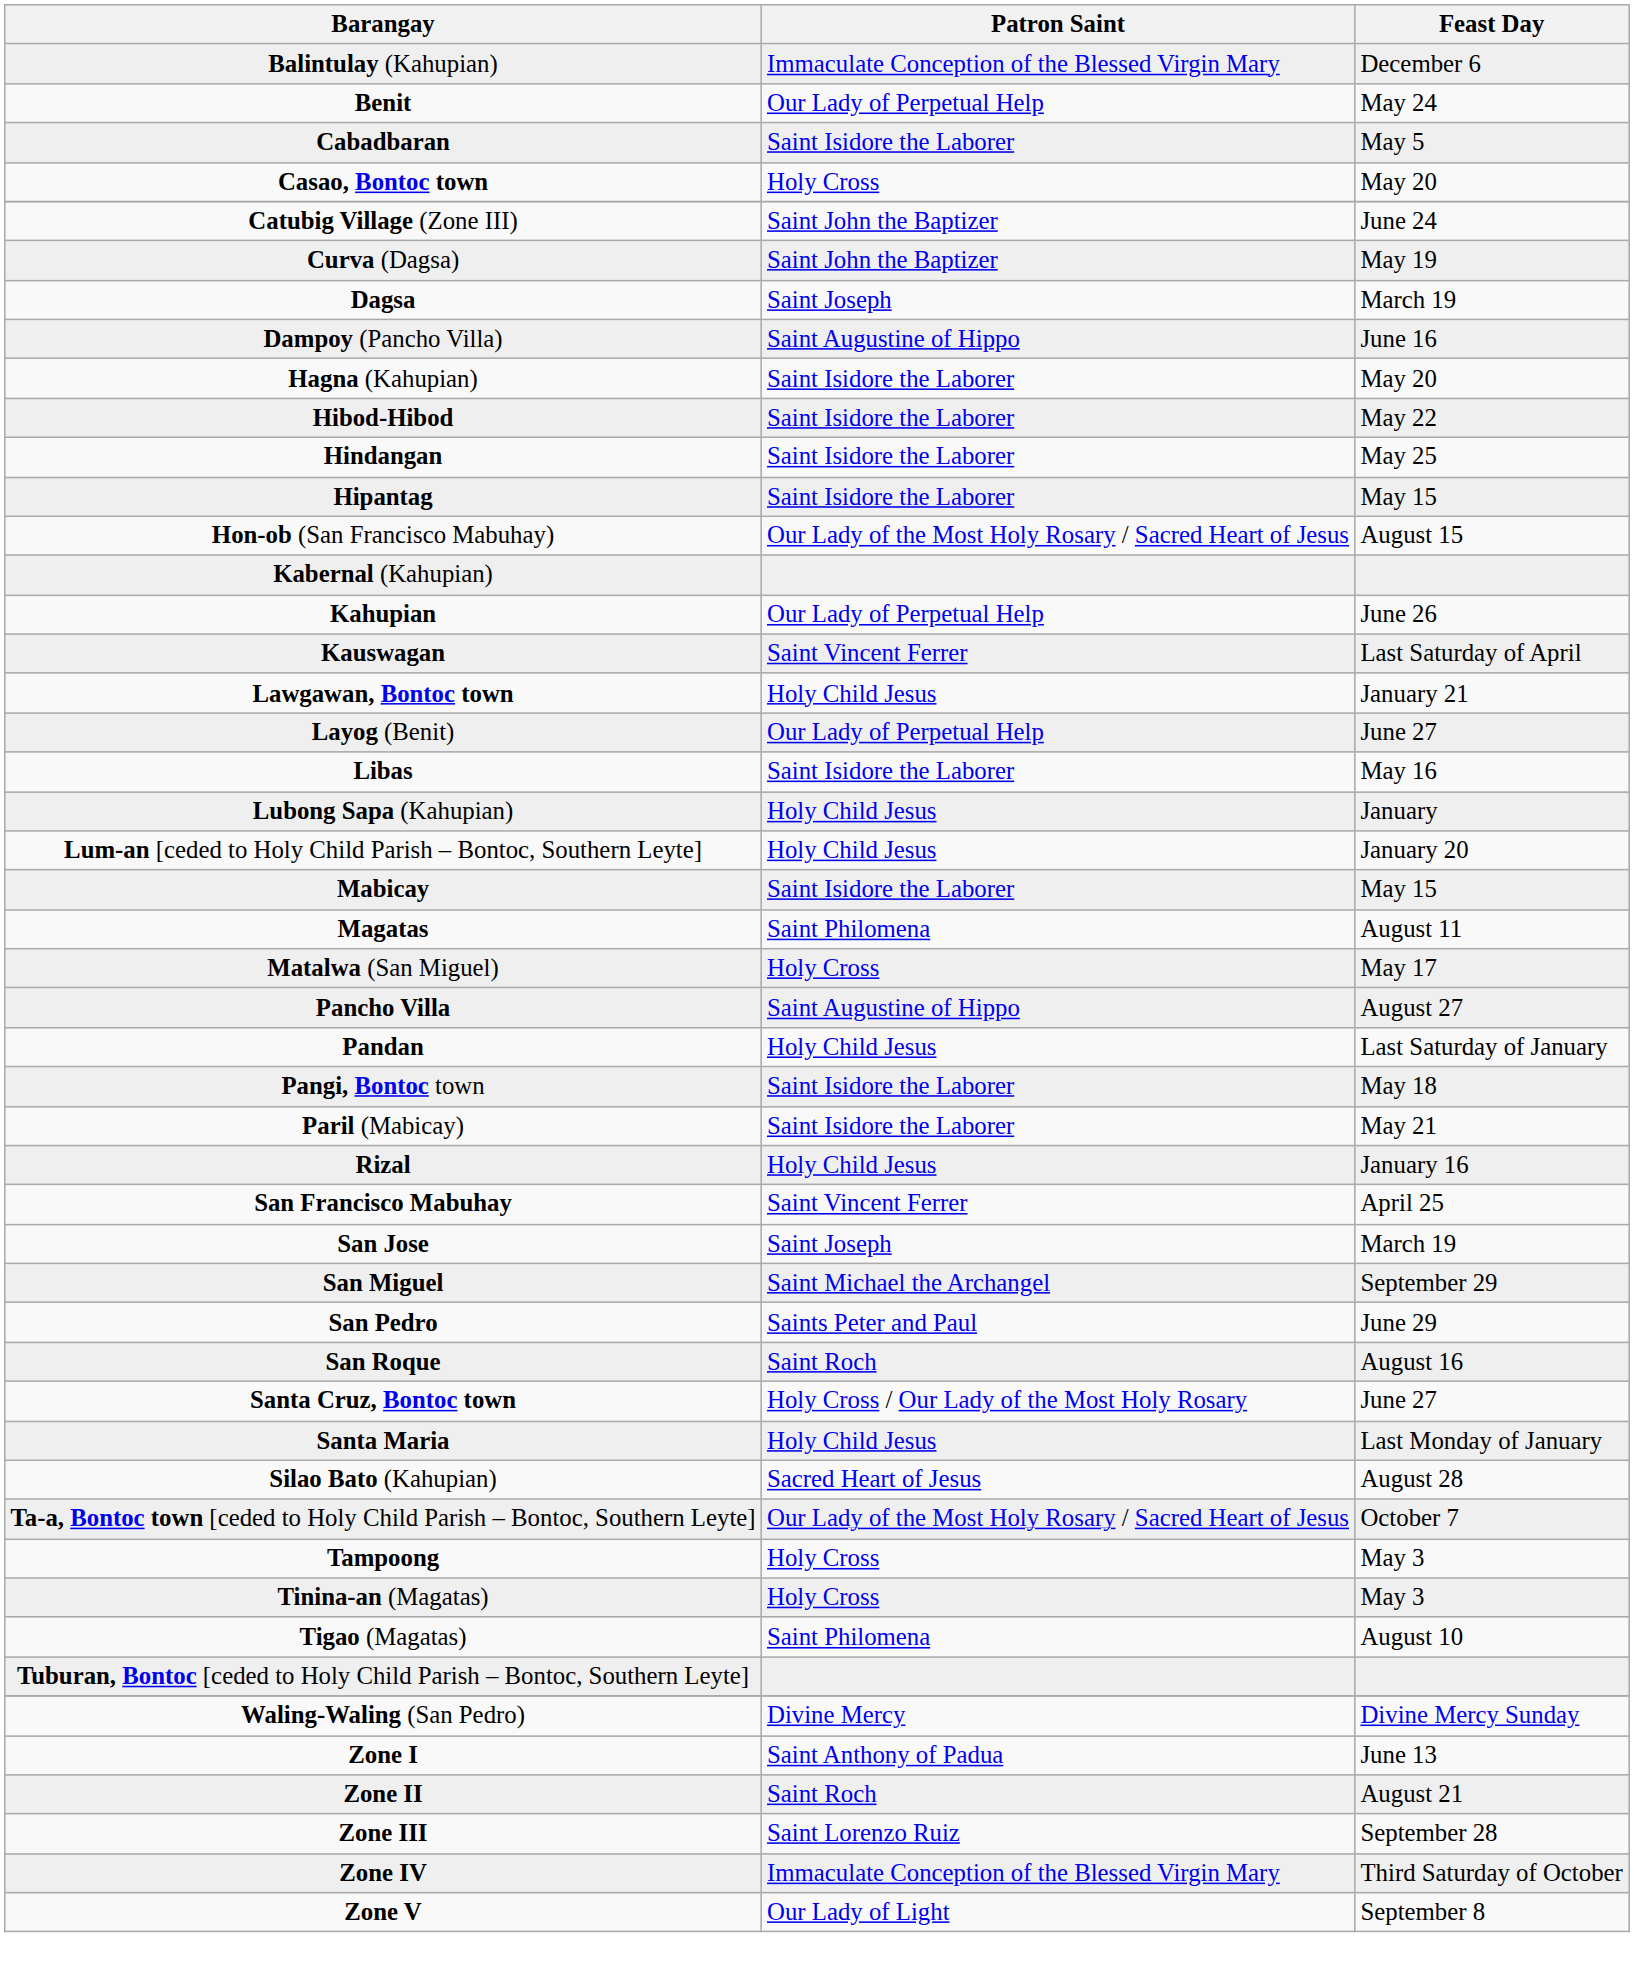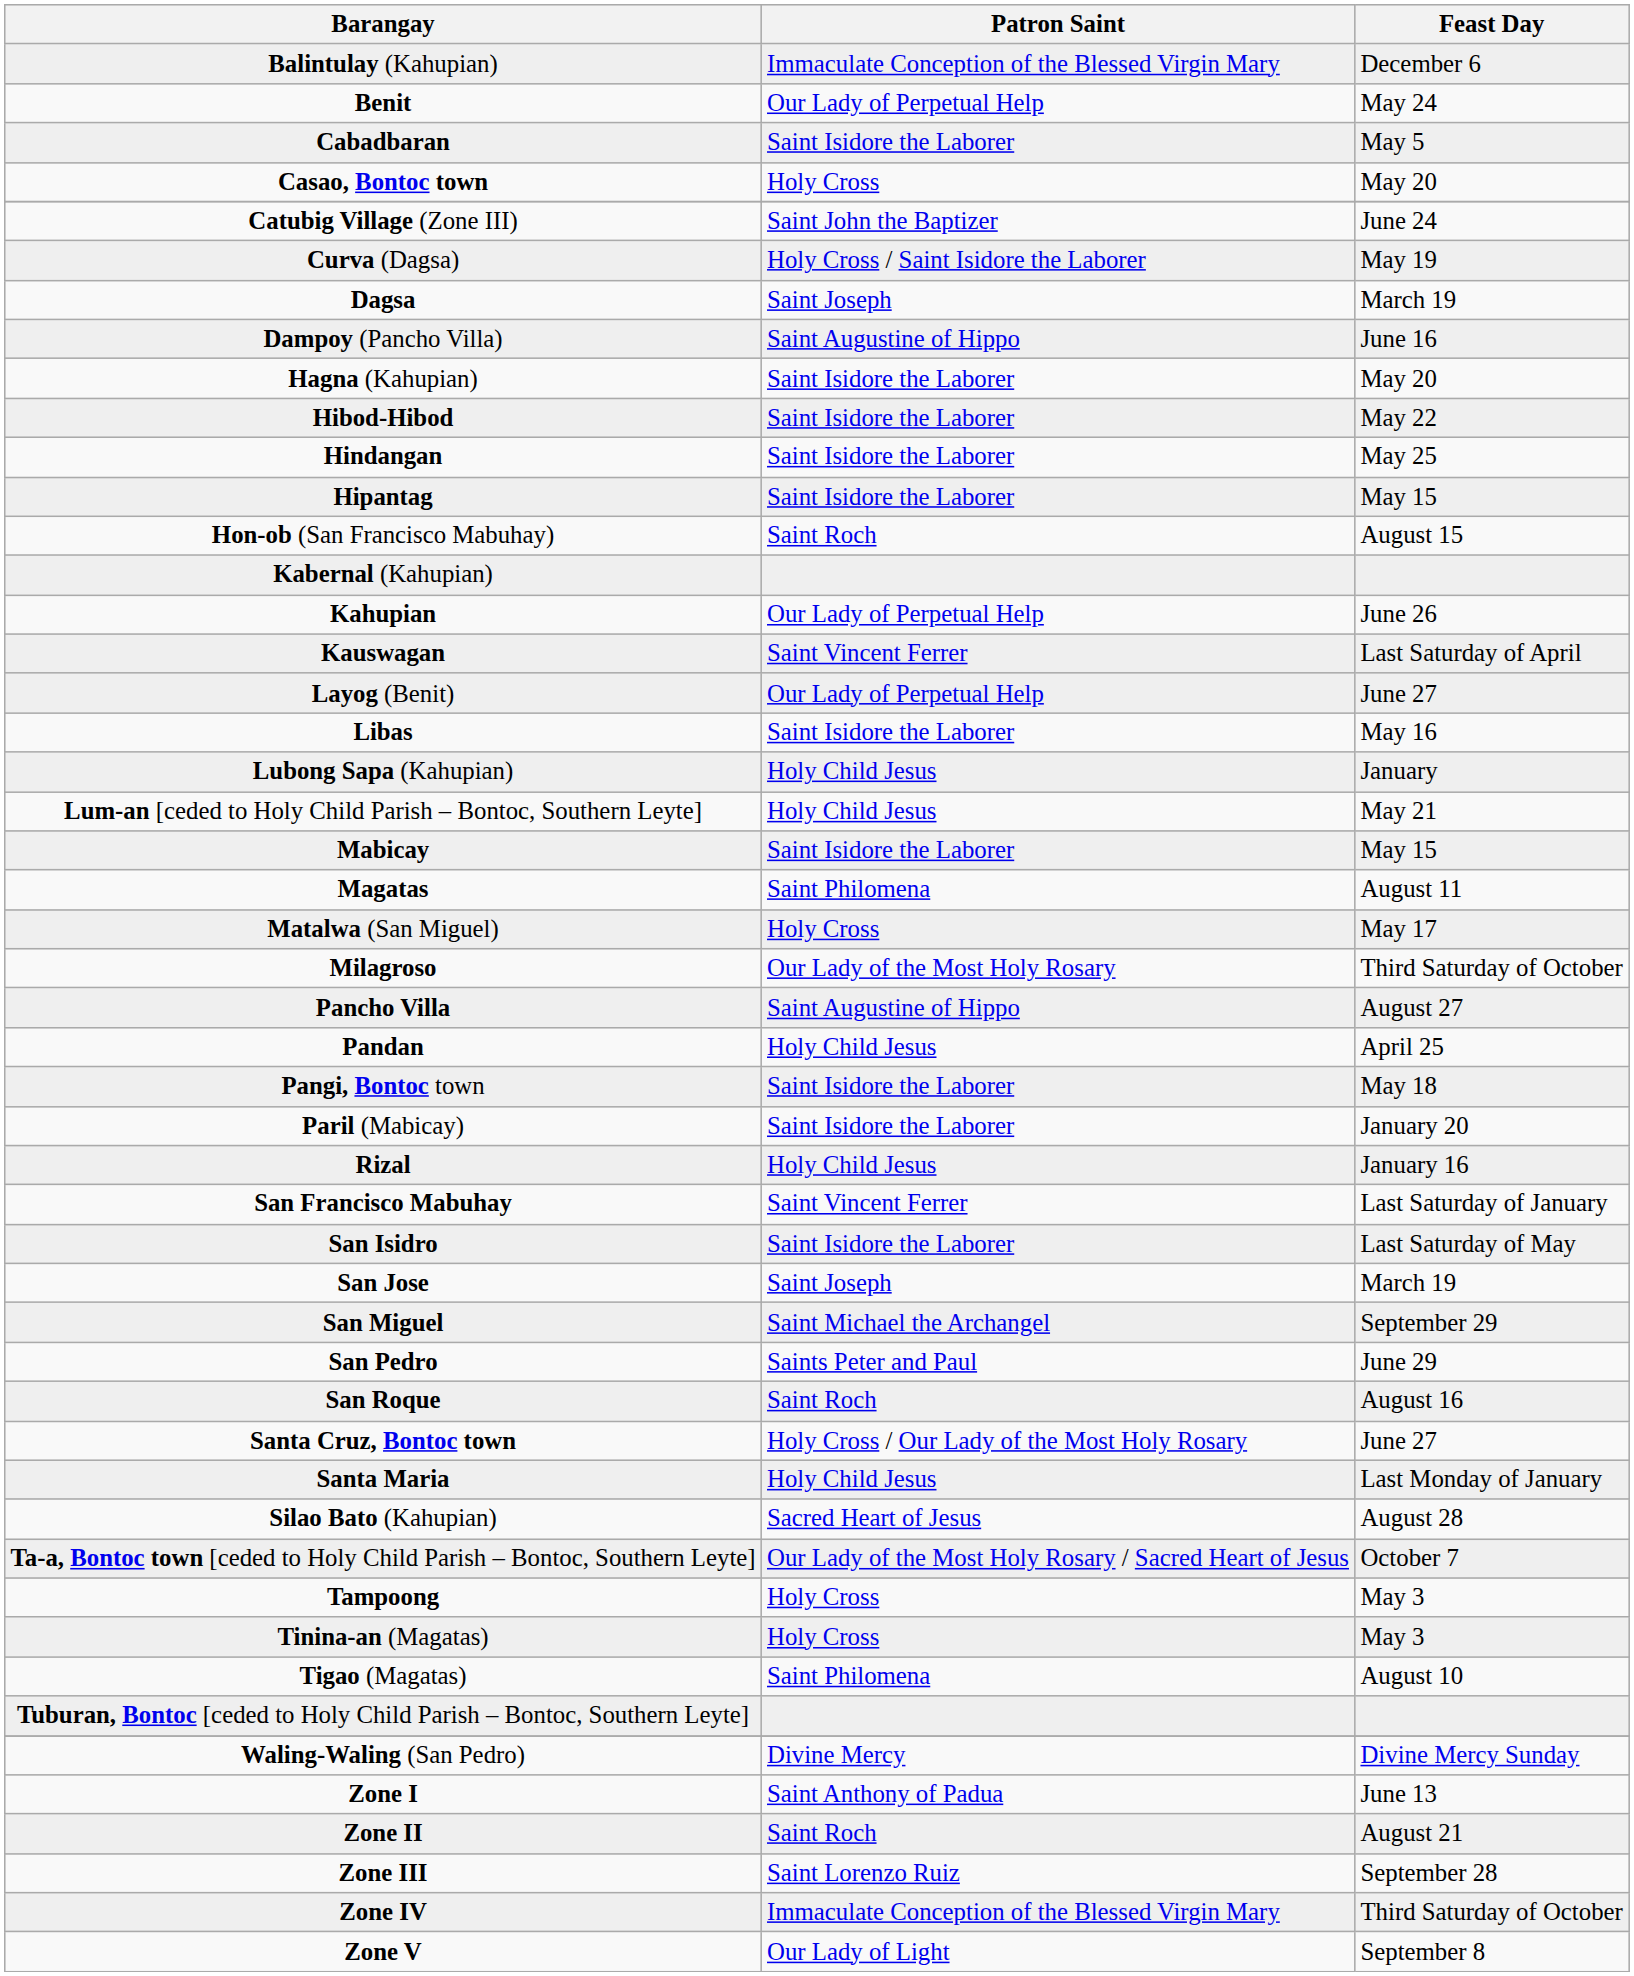(882, 260) Saint John the Baptizer -> (956, 260) Holy Cross / Saint Isidore the Laborer
(1058, 535) Our Lady of the Most Holy Rosary / Sacred Heart of Jesus -> (822, 535) Saint Roch
- row: (383, 692)
(1415, 850) January 20 -> (1399, 810) May 21
+ row: (383, 968)
(1484, 1046) Last Saturday of January -> (1402, 1046) April 25
(1399, 1125) May 21 -> (1415, 1125) January 20
(1402, 1204) April 25 -> (1484, 1204) Last Saturday of January
+ row: (383, 1243)
